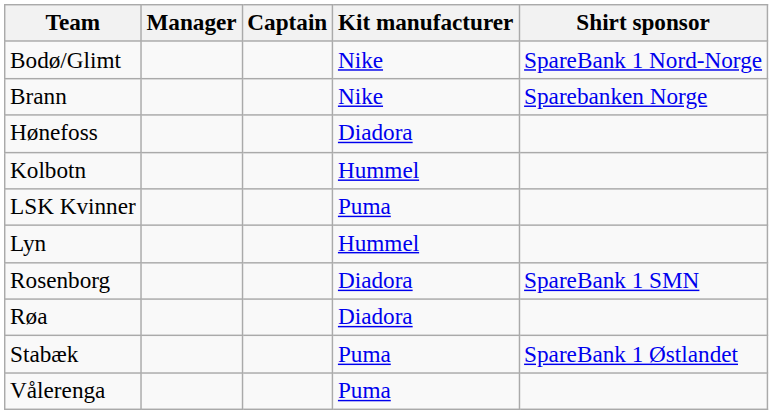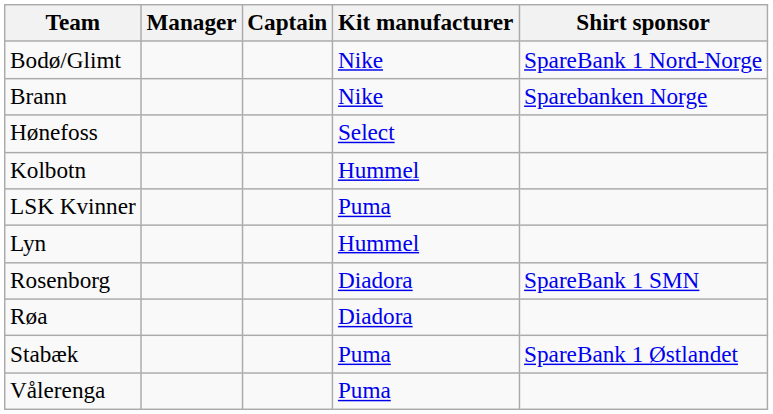(375, 133) Diadora -> (366, 133) Select
